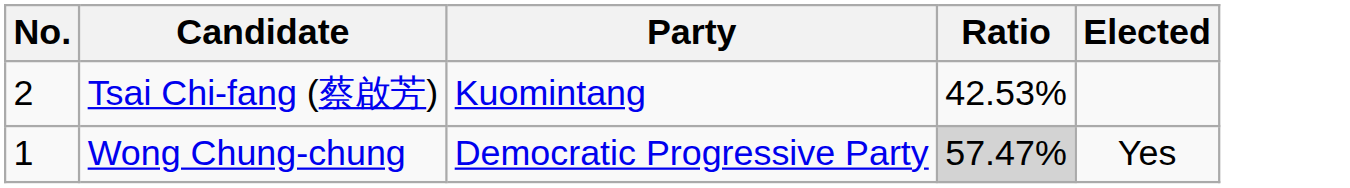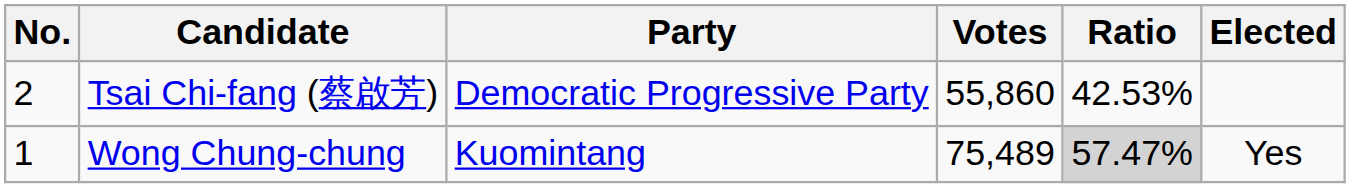+ column: (1000, 32)
(550, 93) Kuomintang -> (692, 93) Democratic Progressive Party
(692, 153) Democratic Progressive Party -> (550, 153) Kuomintang
